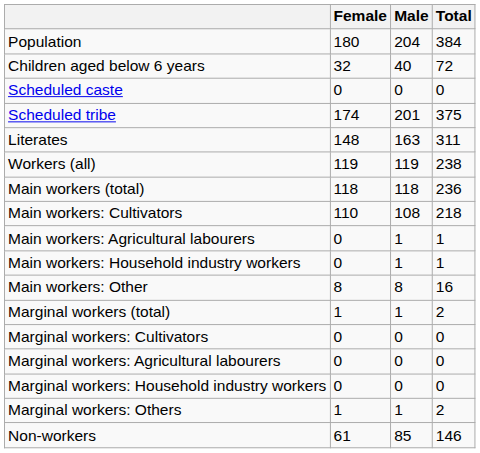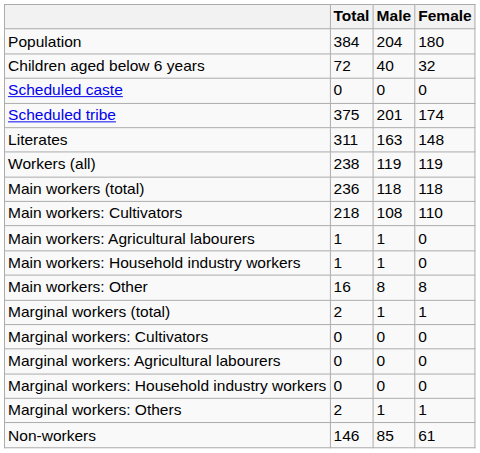columns swapped: (454, 16) <-> (360, 16)
